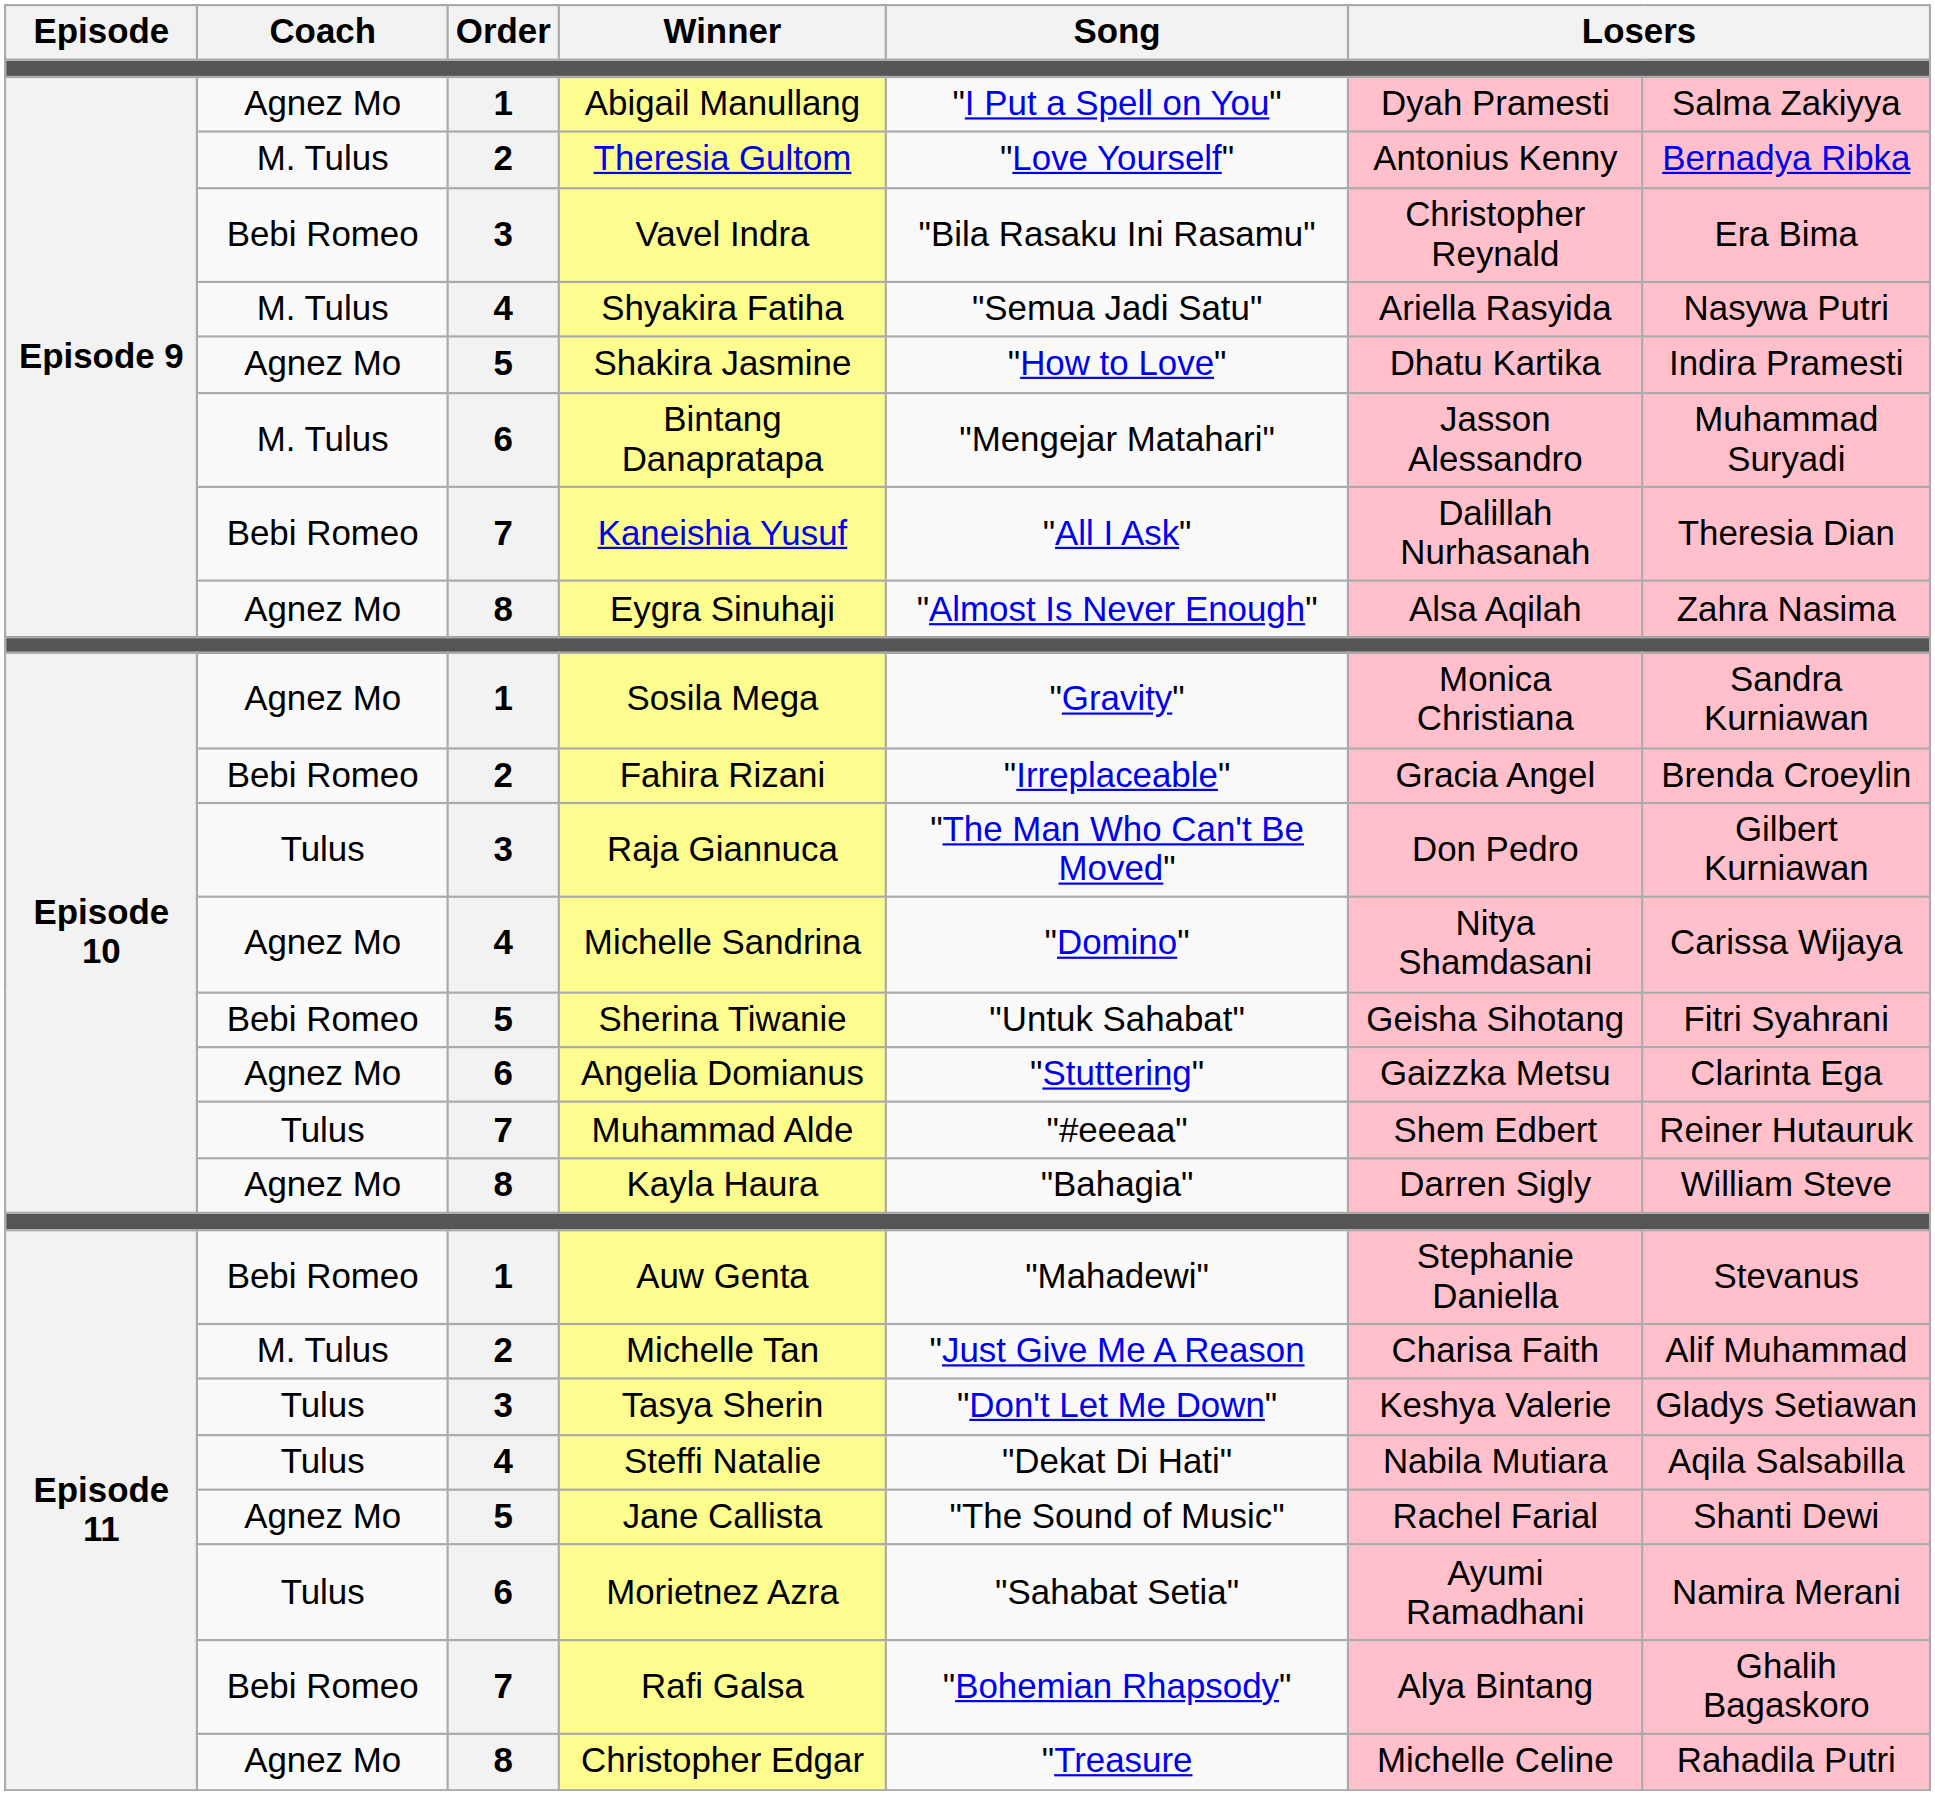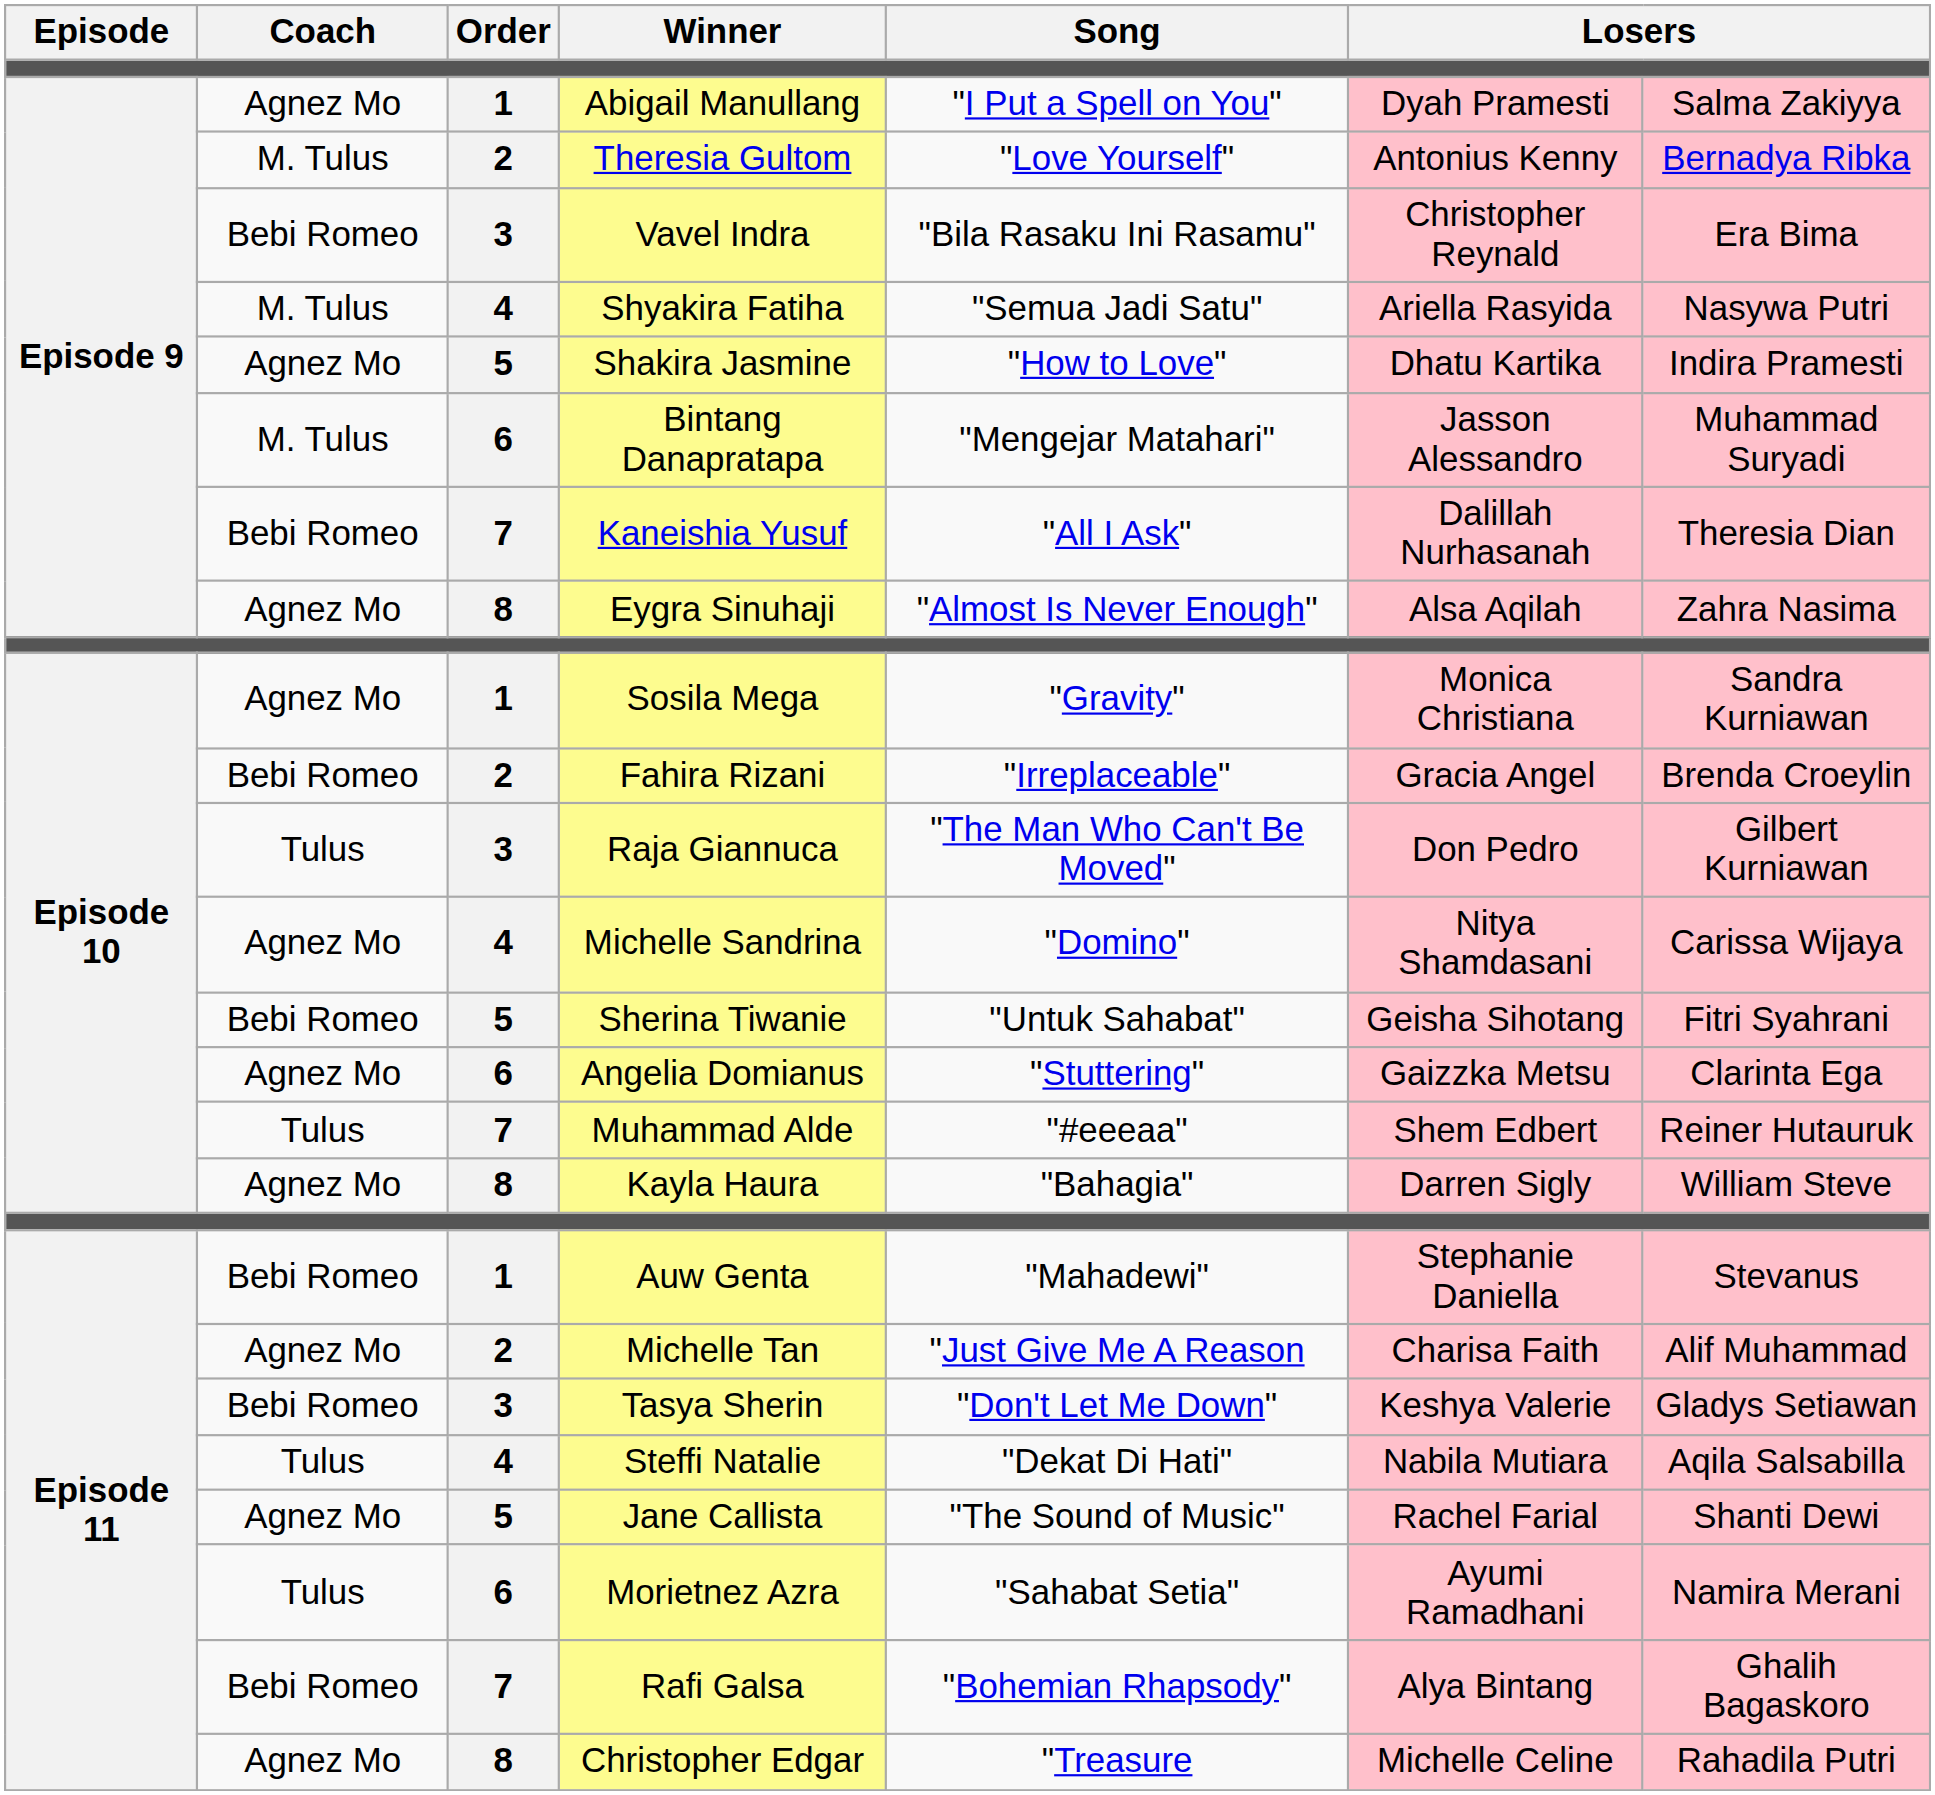(323, 1350) M. Tulus -> (323, 1350) Agnez Mo
(323, 1406) Tulus -> (323, 1406) Bebi Romeo
